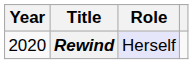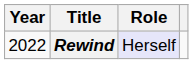(27, 44) 2020 -> (27, 44) 2022
